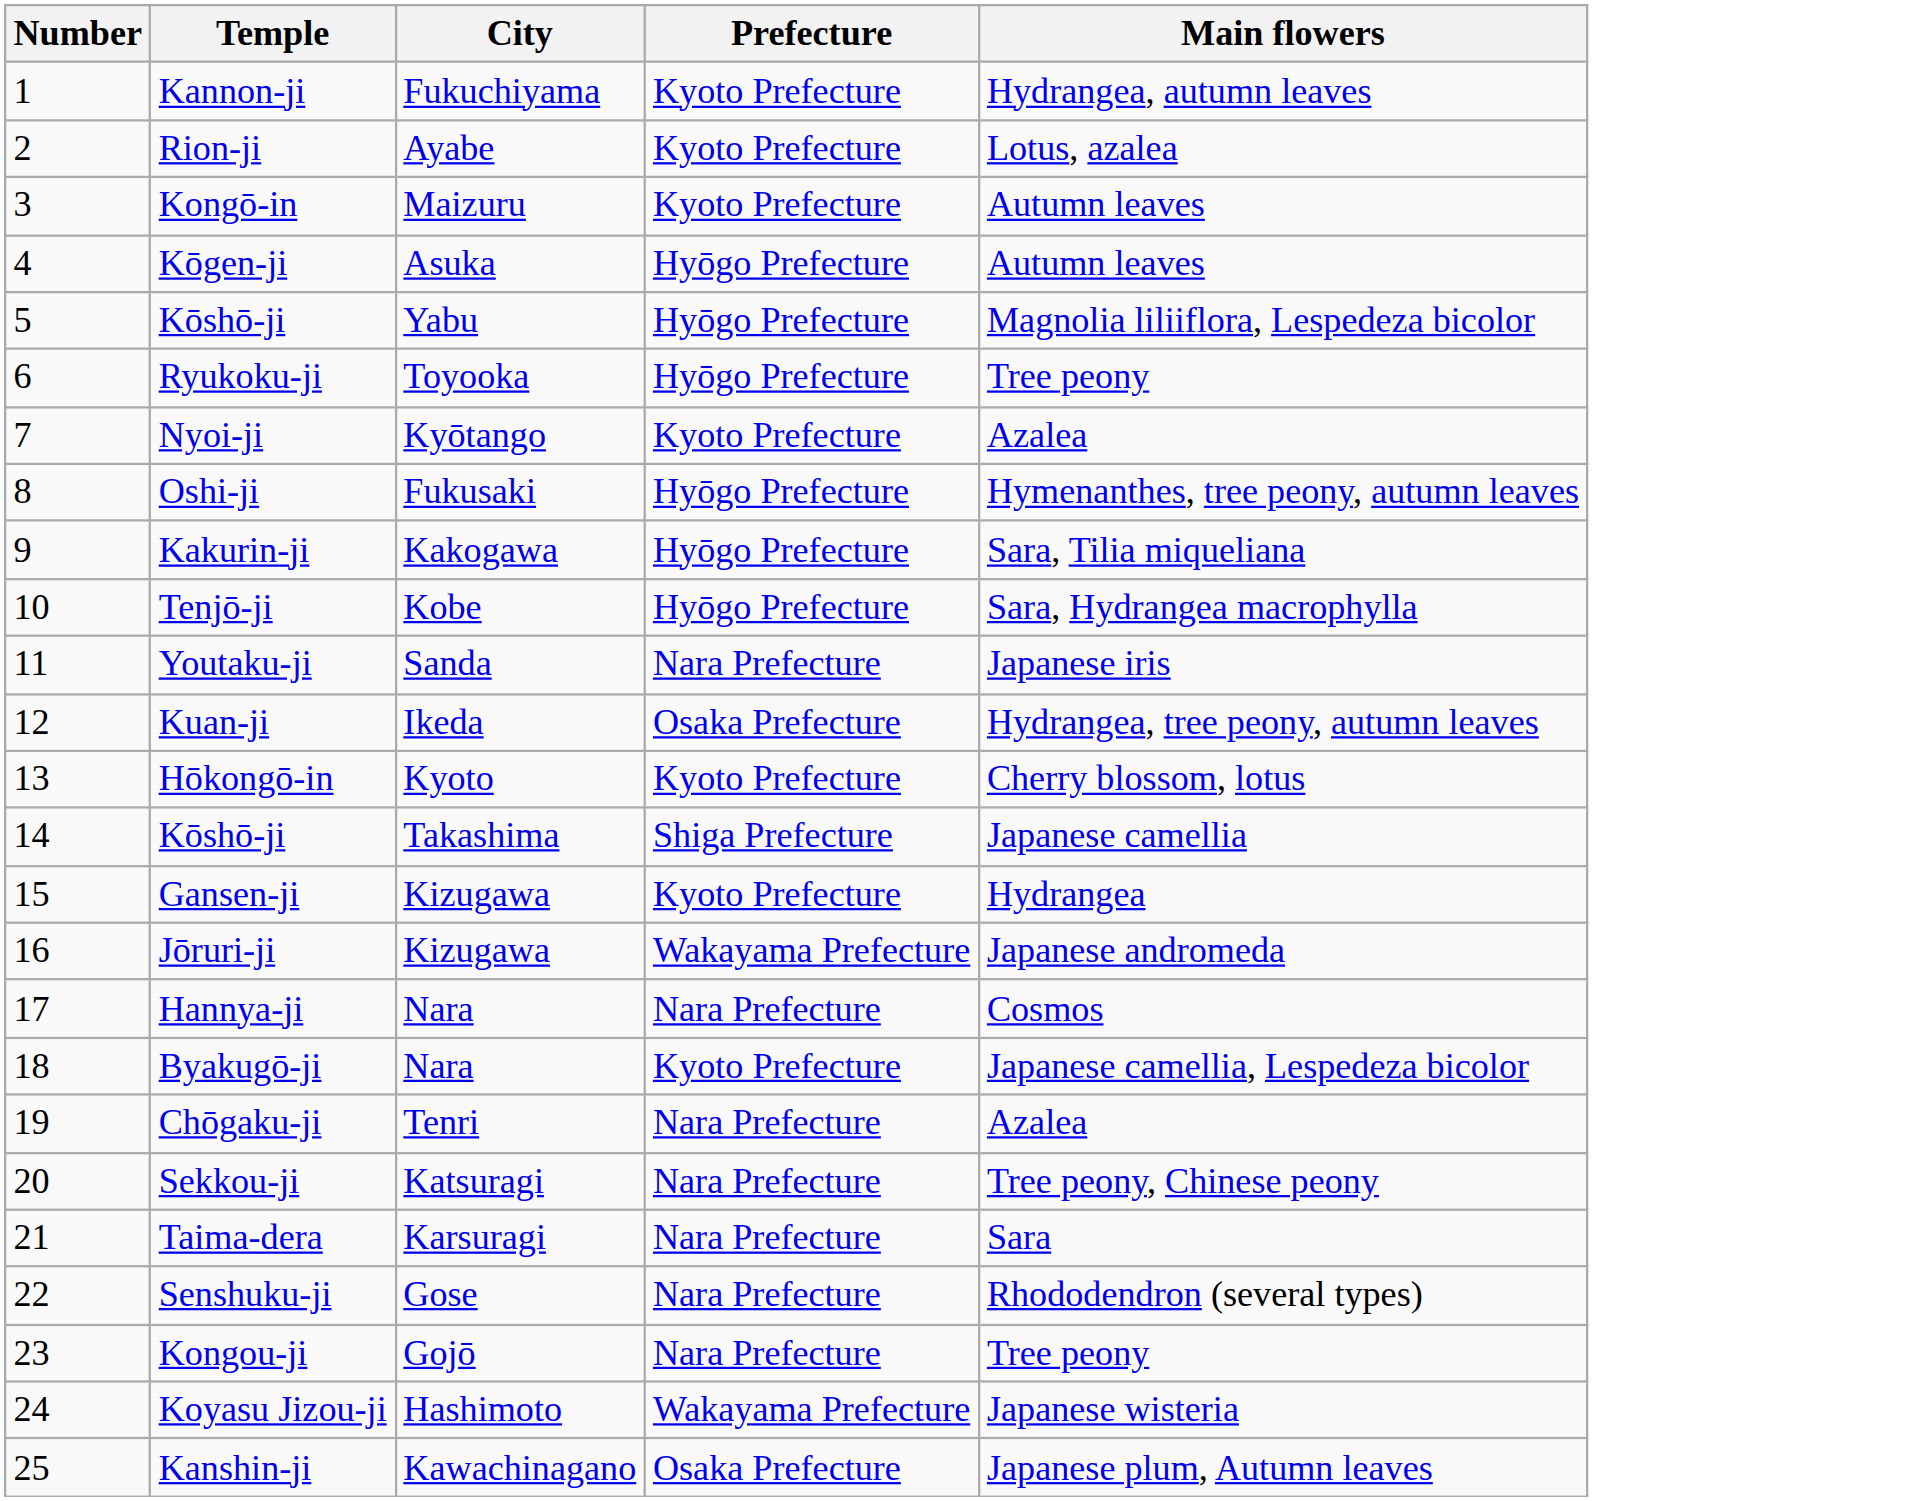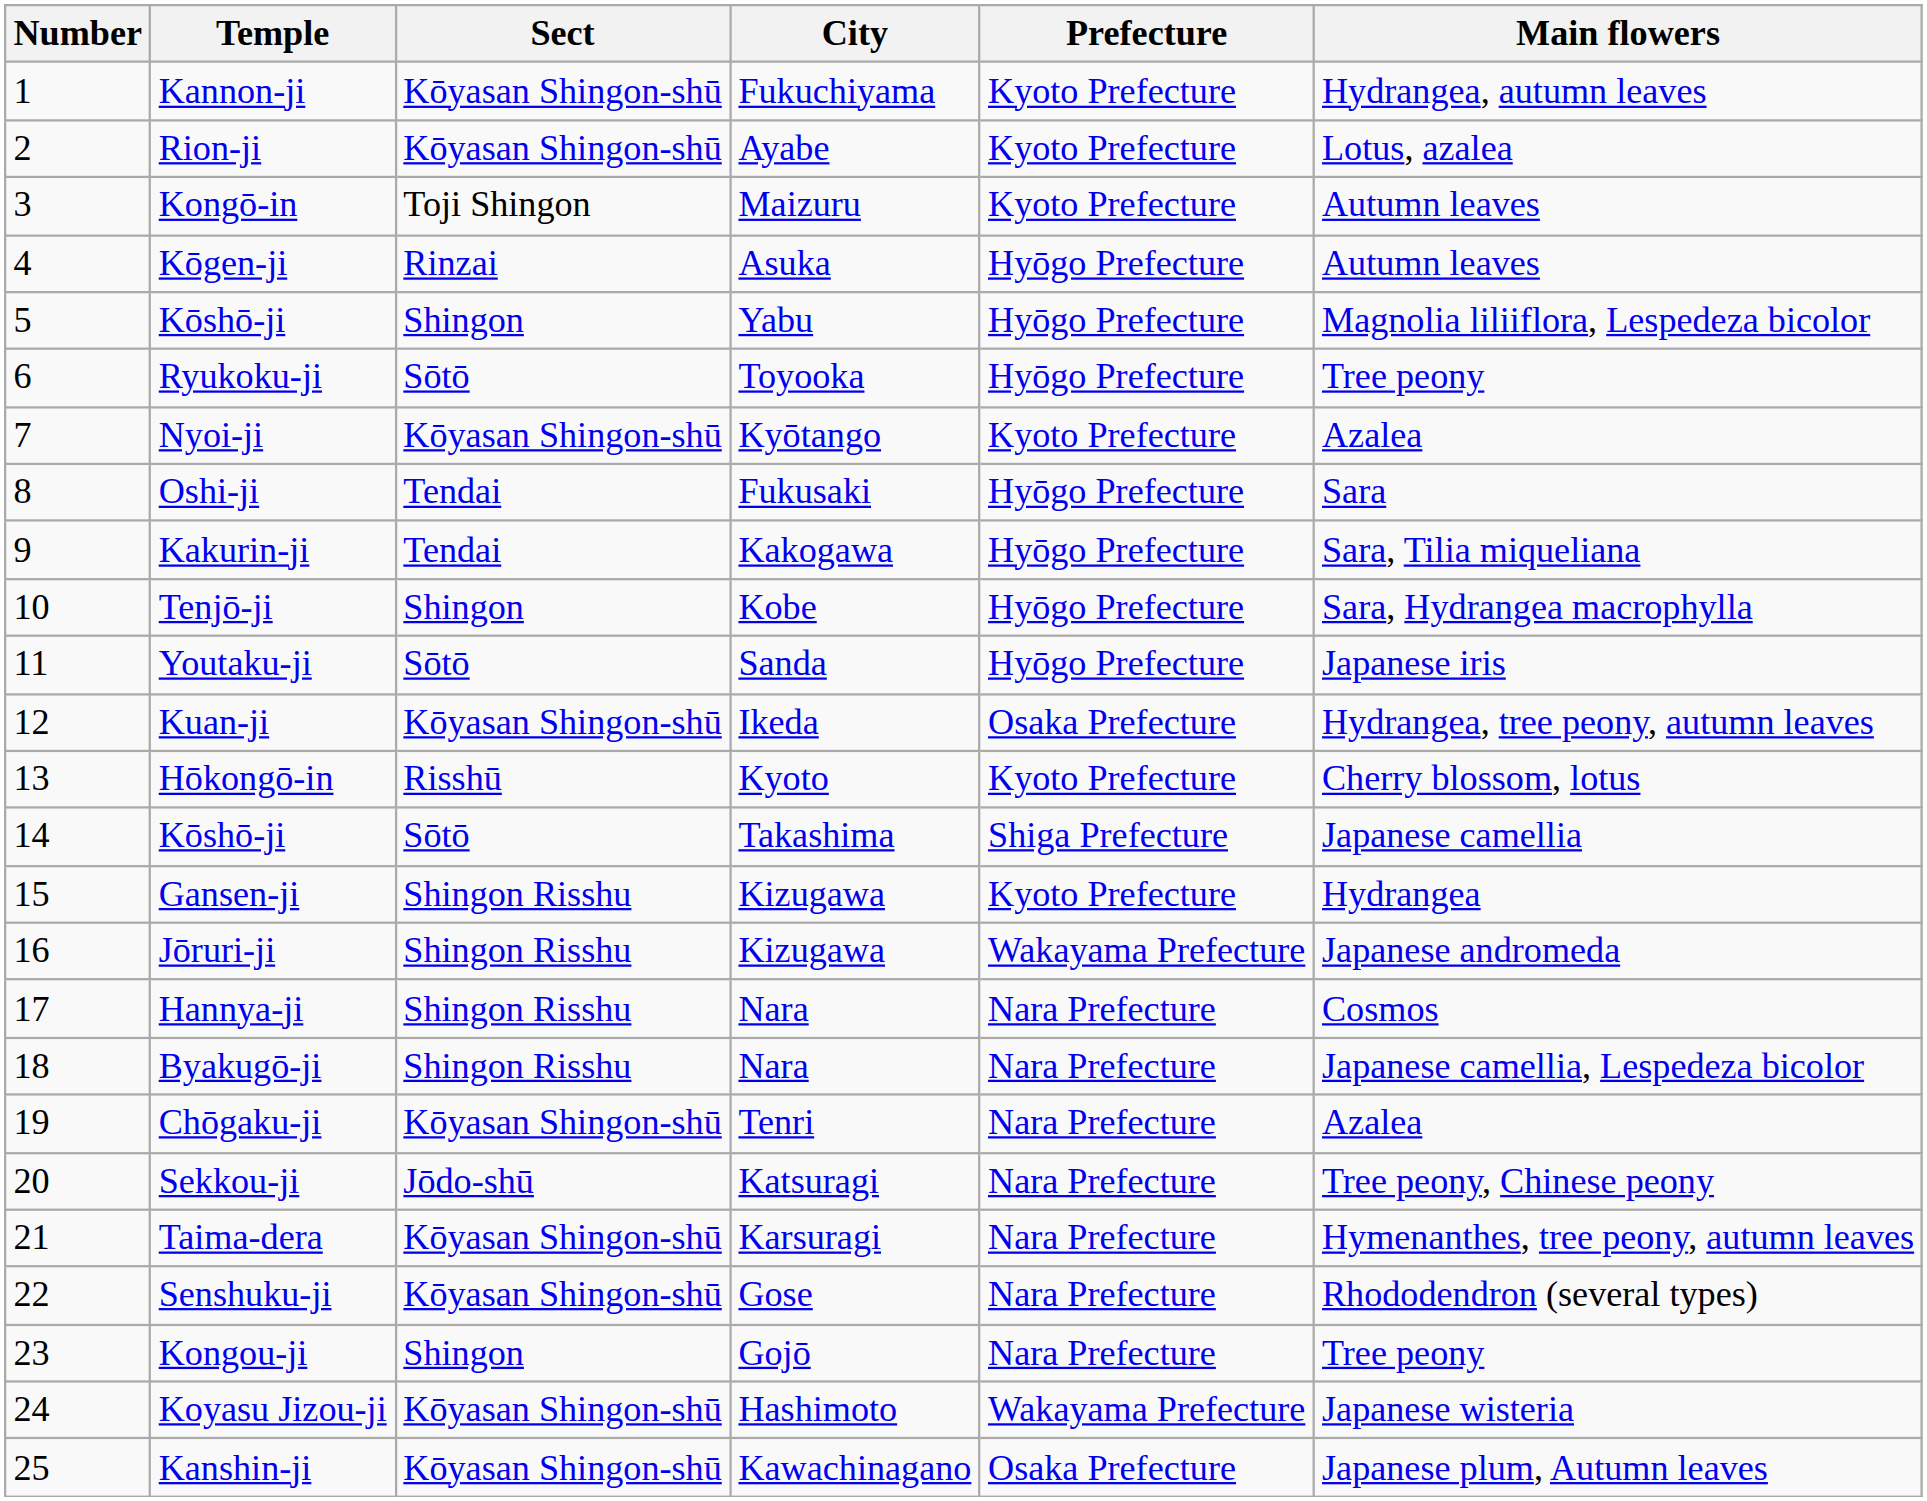+ column: (563, 33)
(1283, 491) Hymenanthes, tree peony, autumn leaves -> (1354, 491) Sara
(767, 663) Nara Prefecture -> (1116, 663) Hyōgo Prefecture
(777, 1065) Kyoto Prefecture -> (1102, 1065) Nara Prefecture
(1019, 1237) Sara -> (1618, 1237) Hymenanthes, tree peony, autumn leaves
